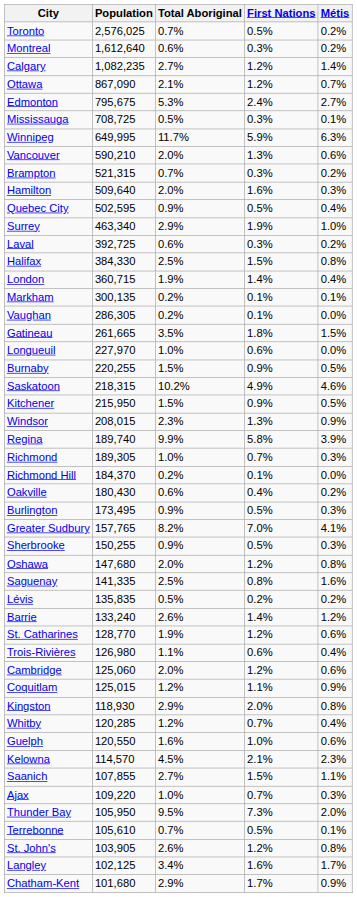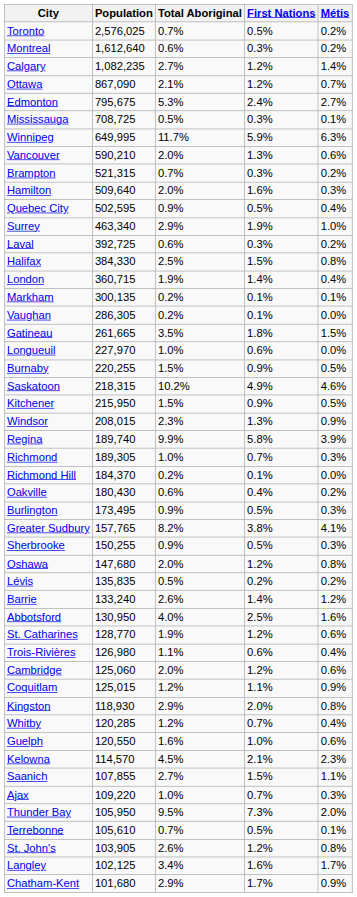(260, 528) 7.0% -> (260, 528) 3.8%
- row: (32, 581)
+ row: (34, 617)
